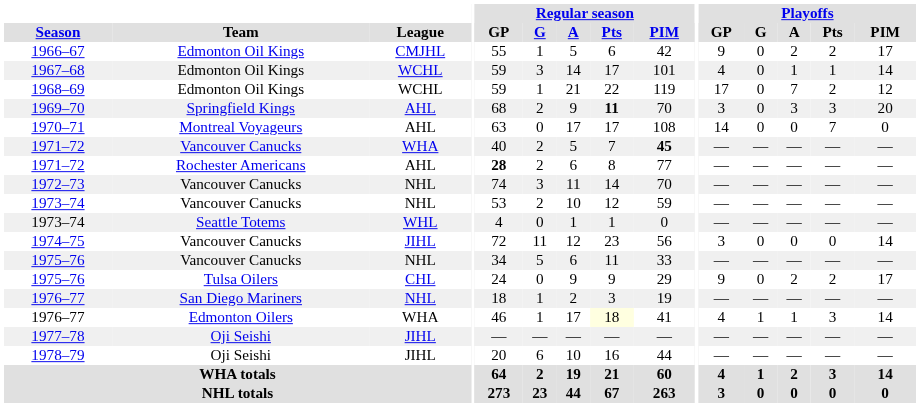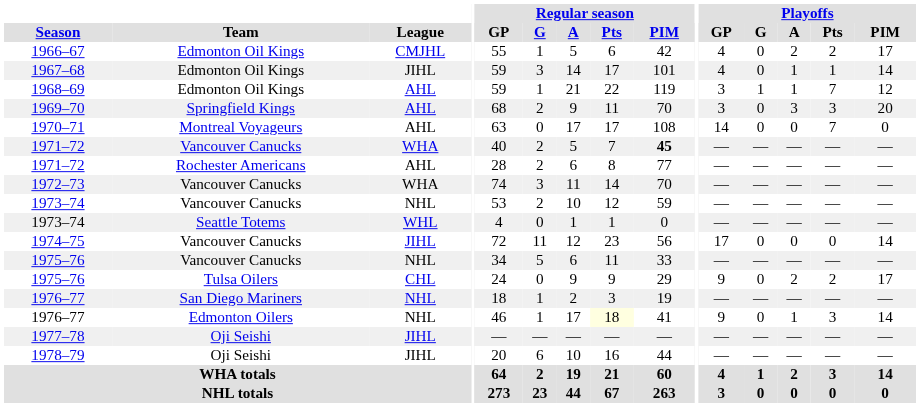(721, 51) 9 -> (721, 51) 4
(420, 70) WCHL -> (420, 70) JIHL
(420, 89) WCHL -> (420, 89) AHL
(721, 89) 17 -> (721, 89) 3
(761, 89) 0 -> (761, 89) 1
(794, 89) 7 -> (794, 89) 1
(833, 89) 2 -> (833, 89) 7
(612, 108) bold -> (612, 108) normal
(499, 165) bold -> (499, 165) normal
(420, 184) NHL -> (420, 184) WHA
(721, 241) 3 -> (721, 241) 17
(420, 317) WHA -> (420, 317) NHL
(721, 317) 4 -> (721, 317) 9
(761, 317) 1 -> (761, 317) 0
